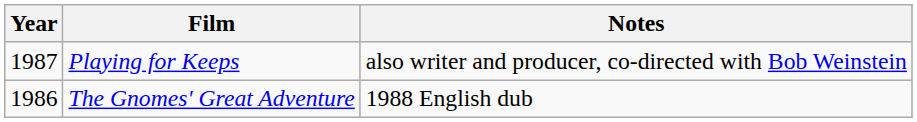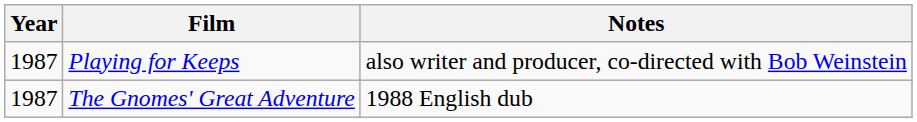(34, 98) 1986 -> (34, 98) 1987
